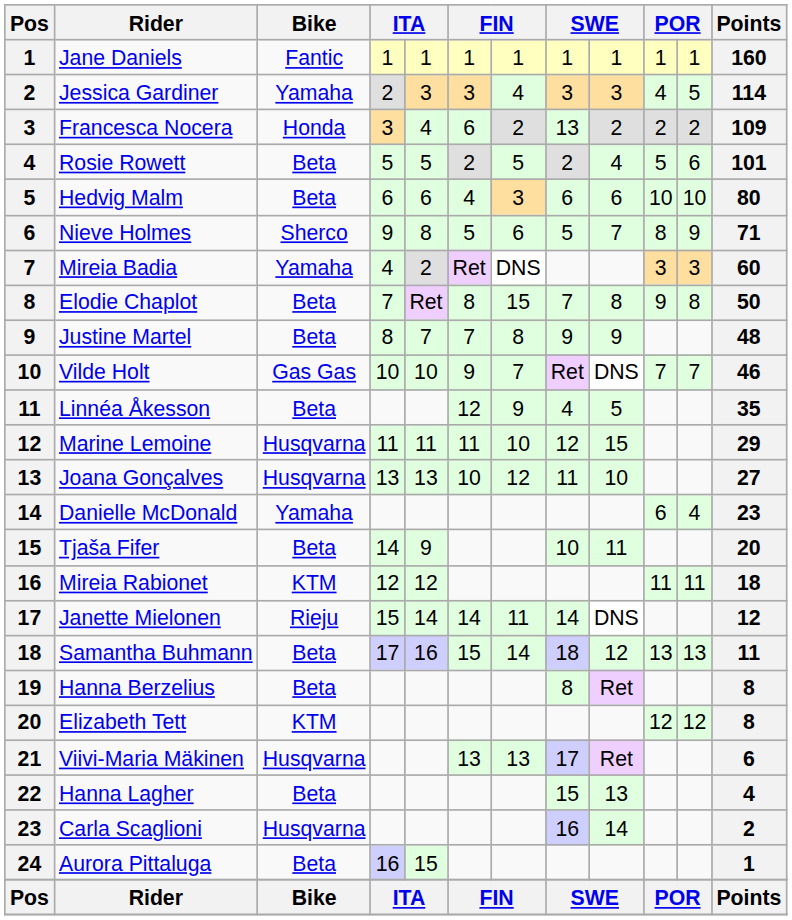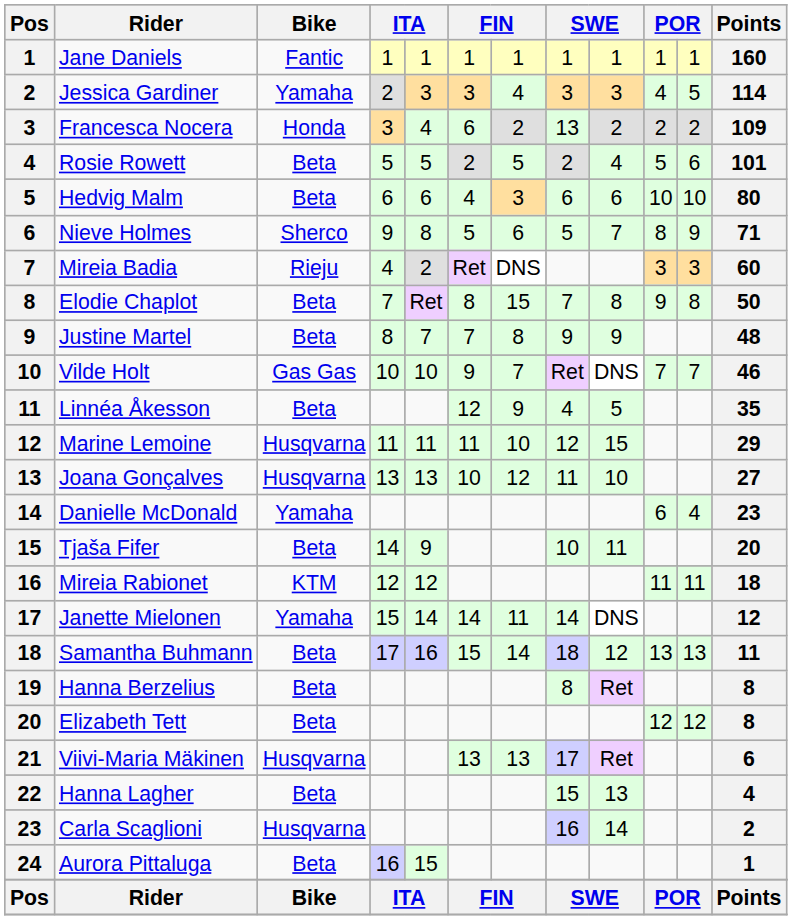(314, 267) Yamaha -> (314, 267) Rieju
(314, 617) Rieju -> (314, 617) Yamaha
(314, 722) KTM -> (314, 722) Beta
